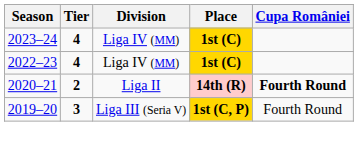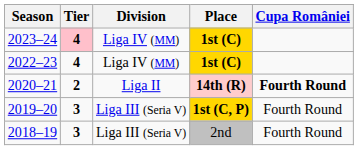(77, 39) no background -> (77, 39) pink background
+ row: (32, 132)
